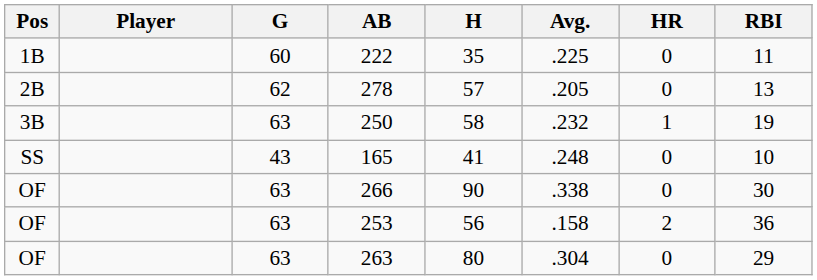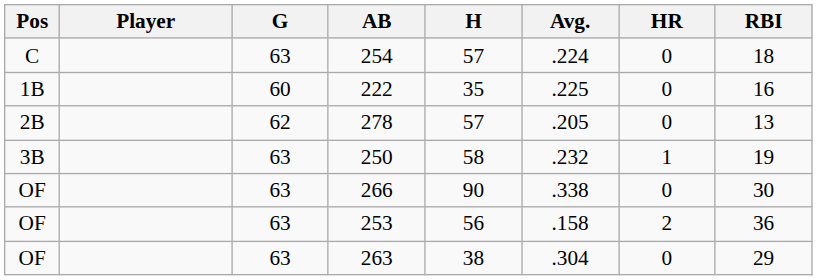+ row: (377, 55)
(764, 55) 11 -> (764, 88) 16
- row: (377, 156)
(473, 257) 80 -> (473, 257) 38
